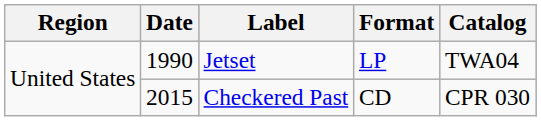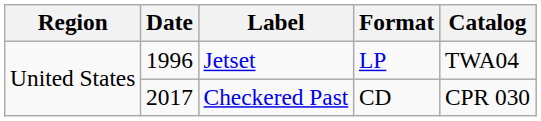(169, 60) 1990 -> (169, 60) 1996
(169, 97) 2015 -> (169, 97) 2017
